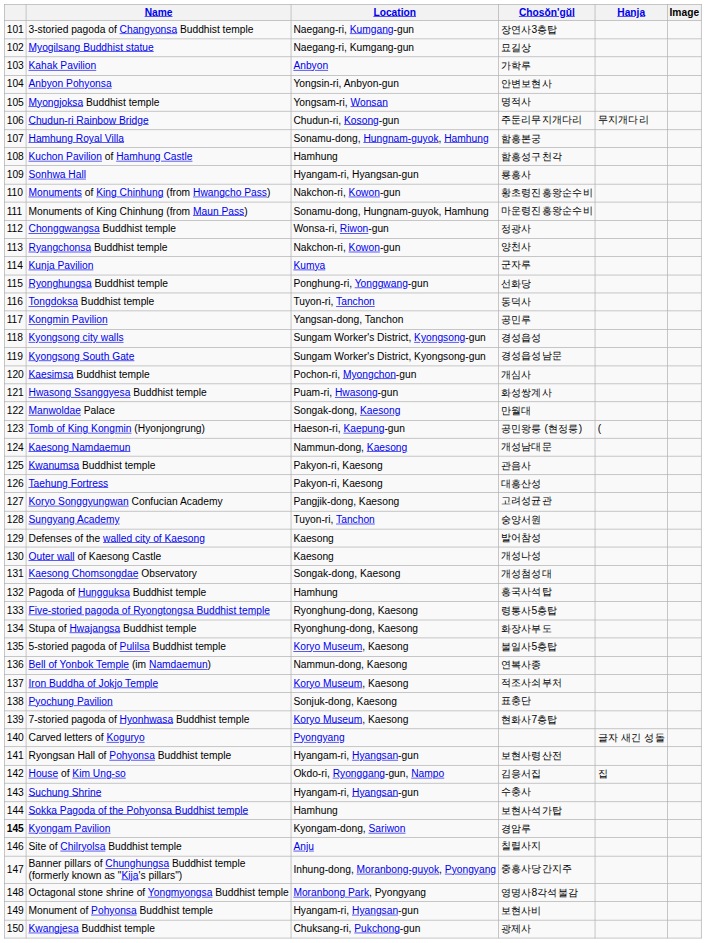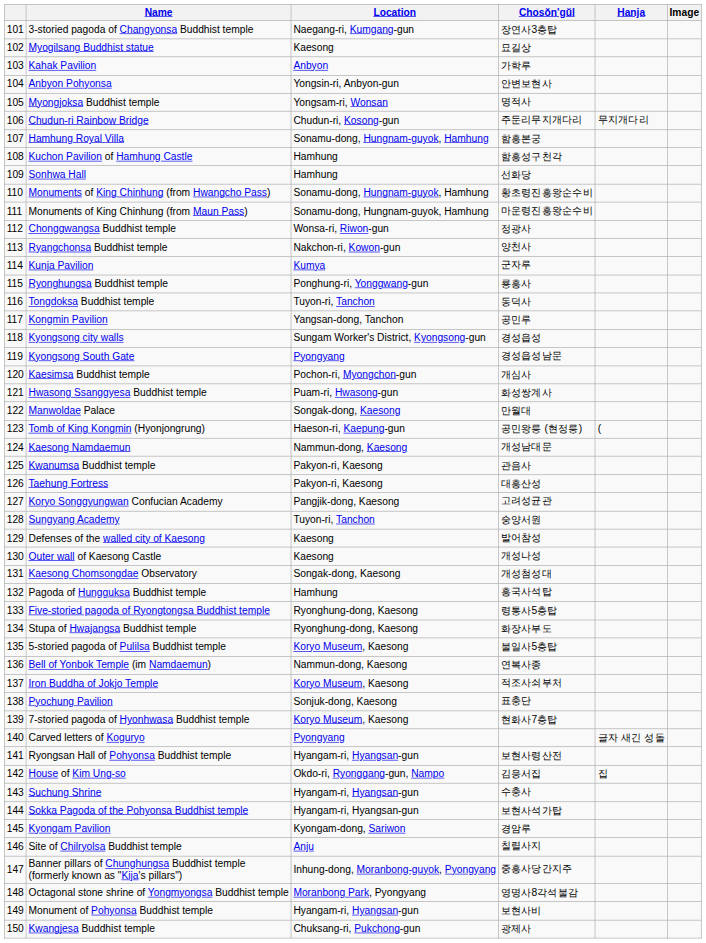(354, 47) Naegang-ri, Kumgang-gun -> (314, 47) Kaesong
(356, 175) Hyangam-ri, Hyangsan-gun -> (316, 175) Hamhung
(516, 174) 룡흥사 -> (516, 174) 선화당
(347, 193) Nakchon-ri, Kowon-gun -> (391, 193) Sonamu-dong, Hungnam-guyok, Hamhung
(516, 283) 선화당 -> (516, 283) 룡흥사
(390, 356) Sungam Worker's District, Kyongsong-gun -> (319, 356) Pyongyang
(316, 810) Hamhung -> (356, 810) Hyangam-ri, Hyangsan-gun
(15, 828) bold -> (15, 828) normal
